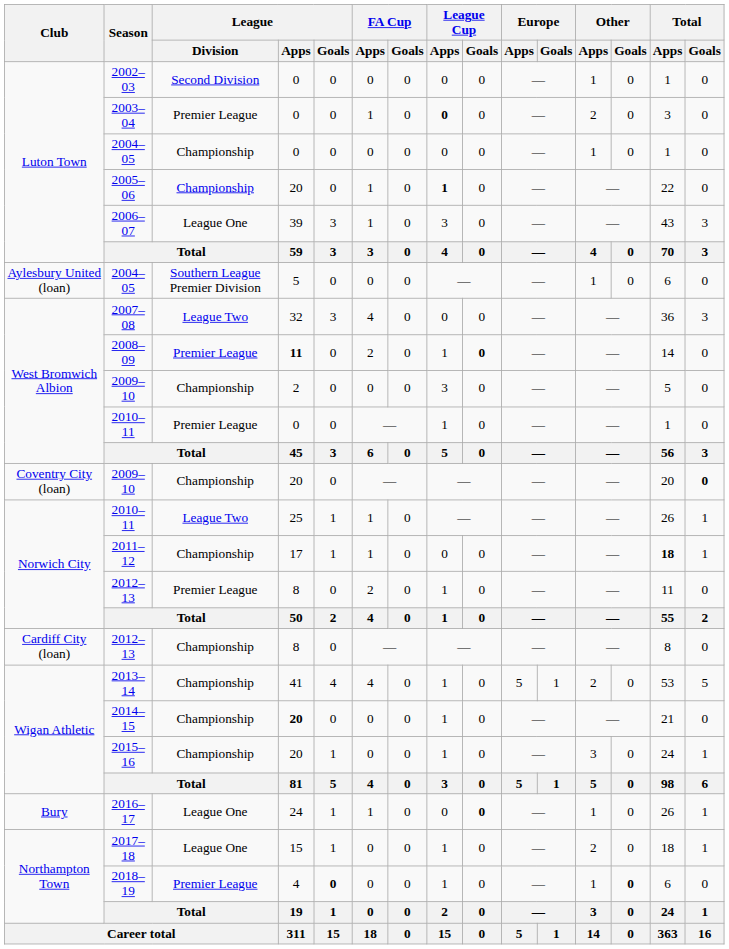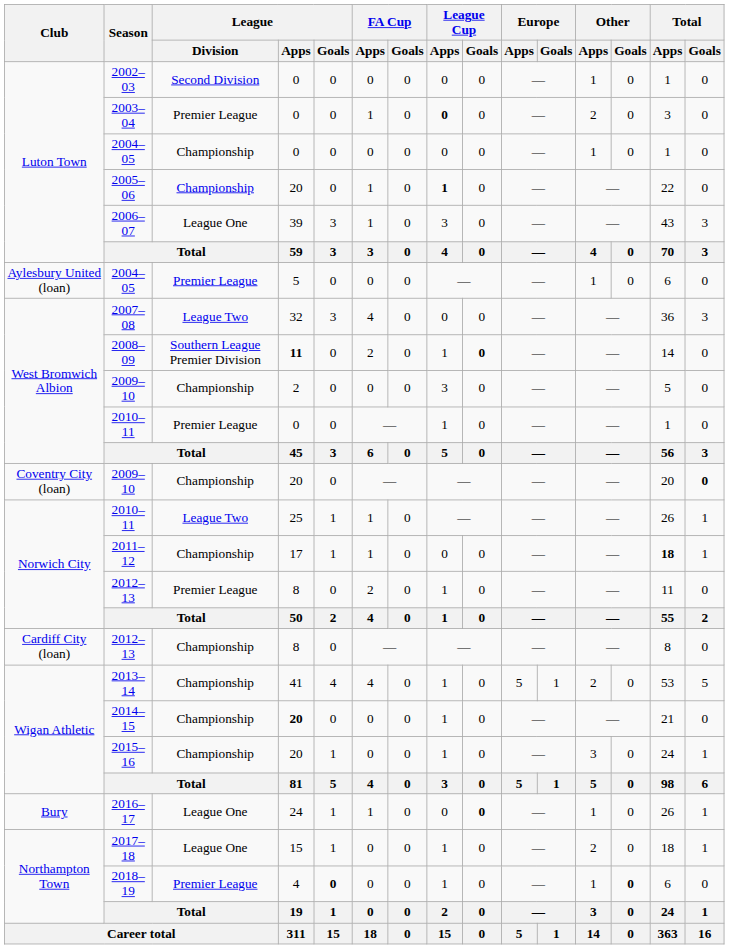(215, 280) Southern League Premier Division -> (215, 280) Premier League
(215, 352) Premier League -> (215, 352) Southern League Premier Division
